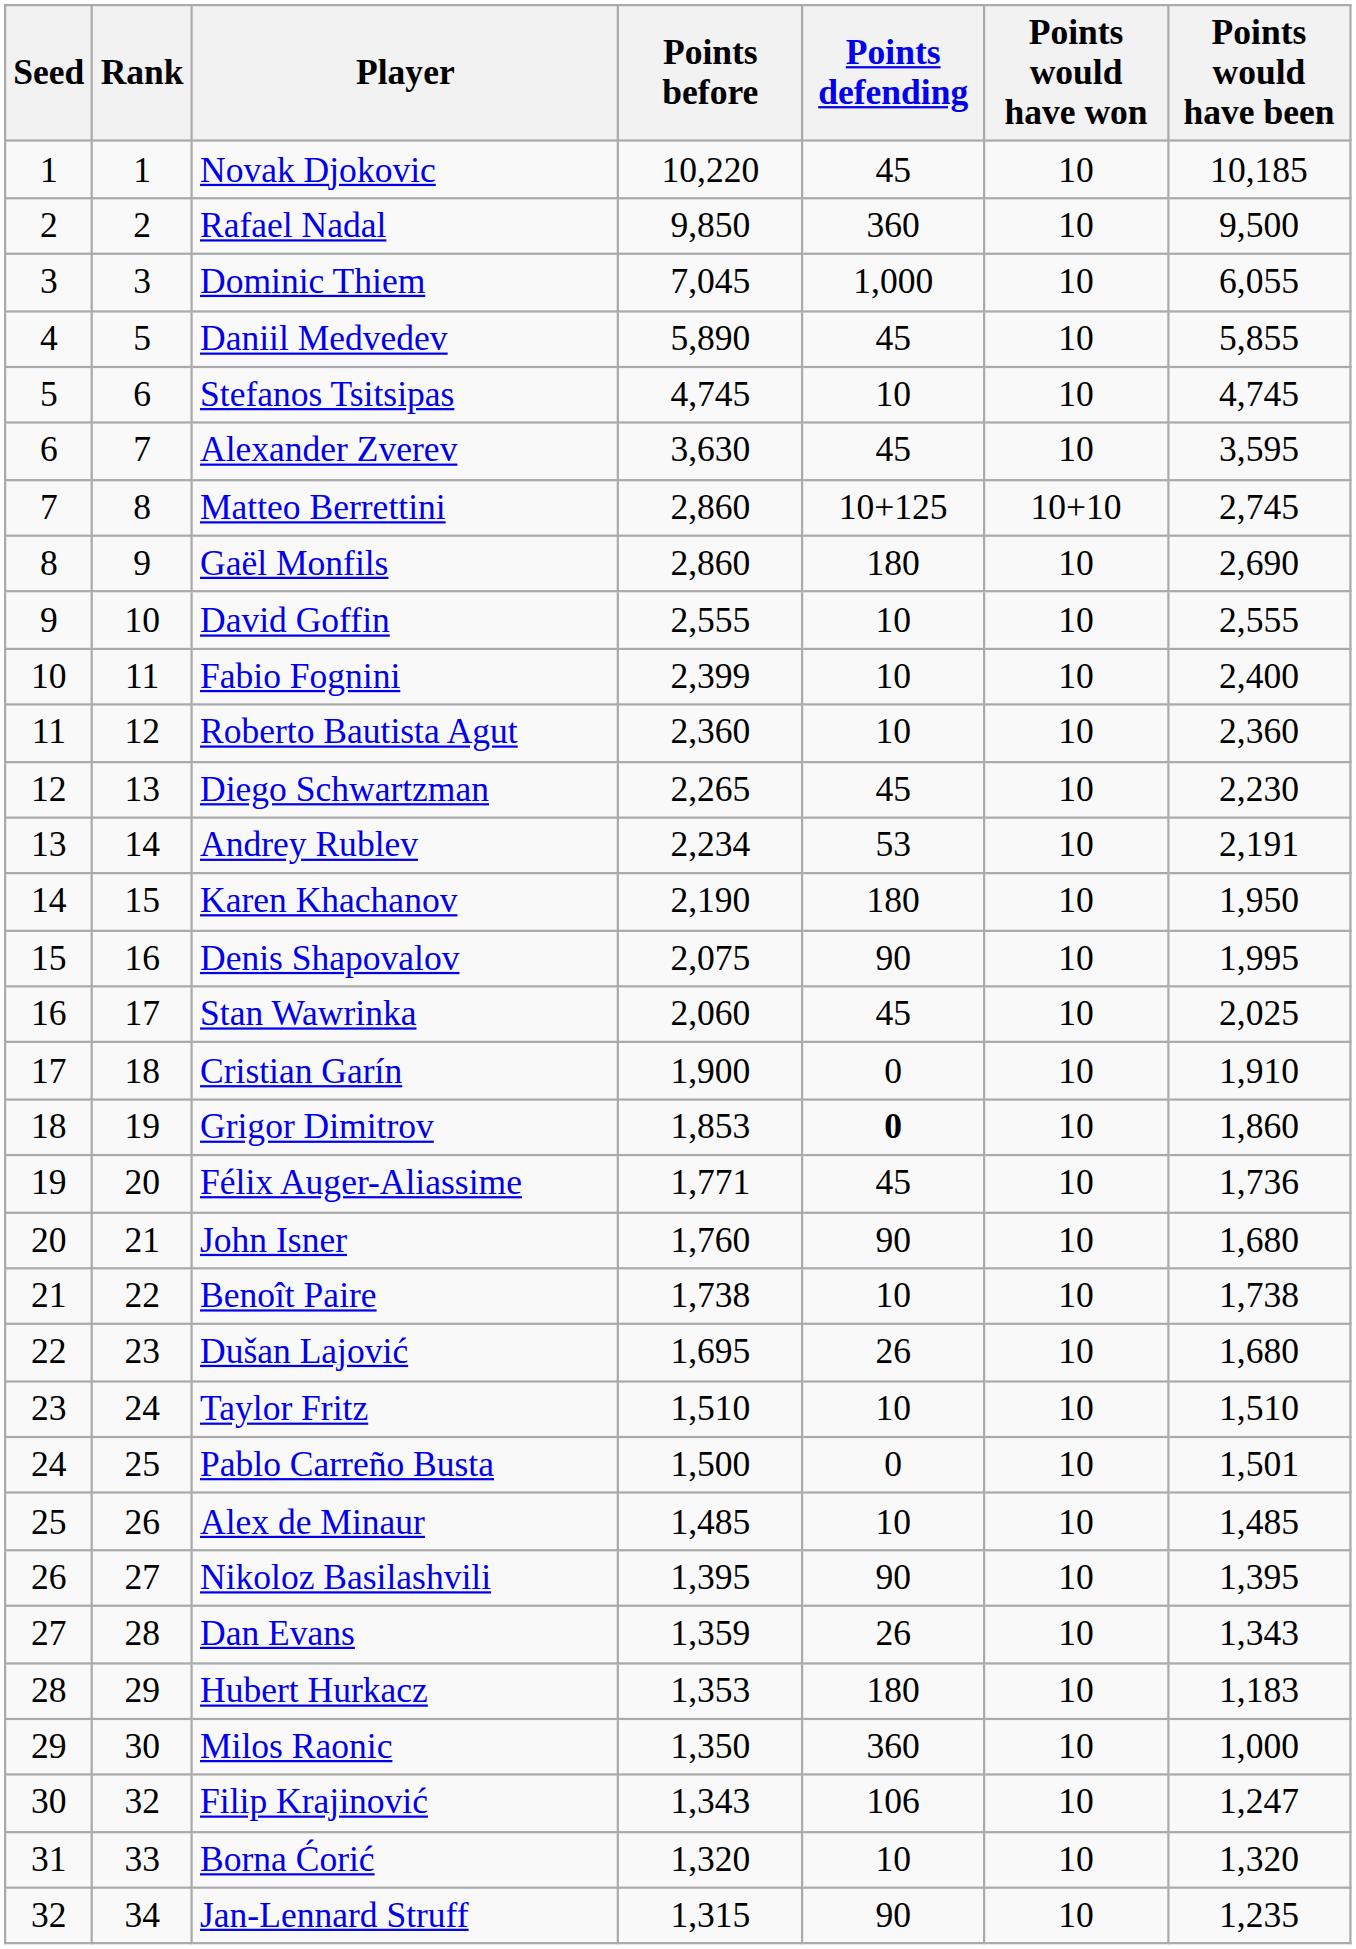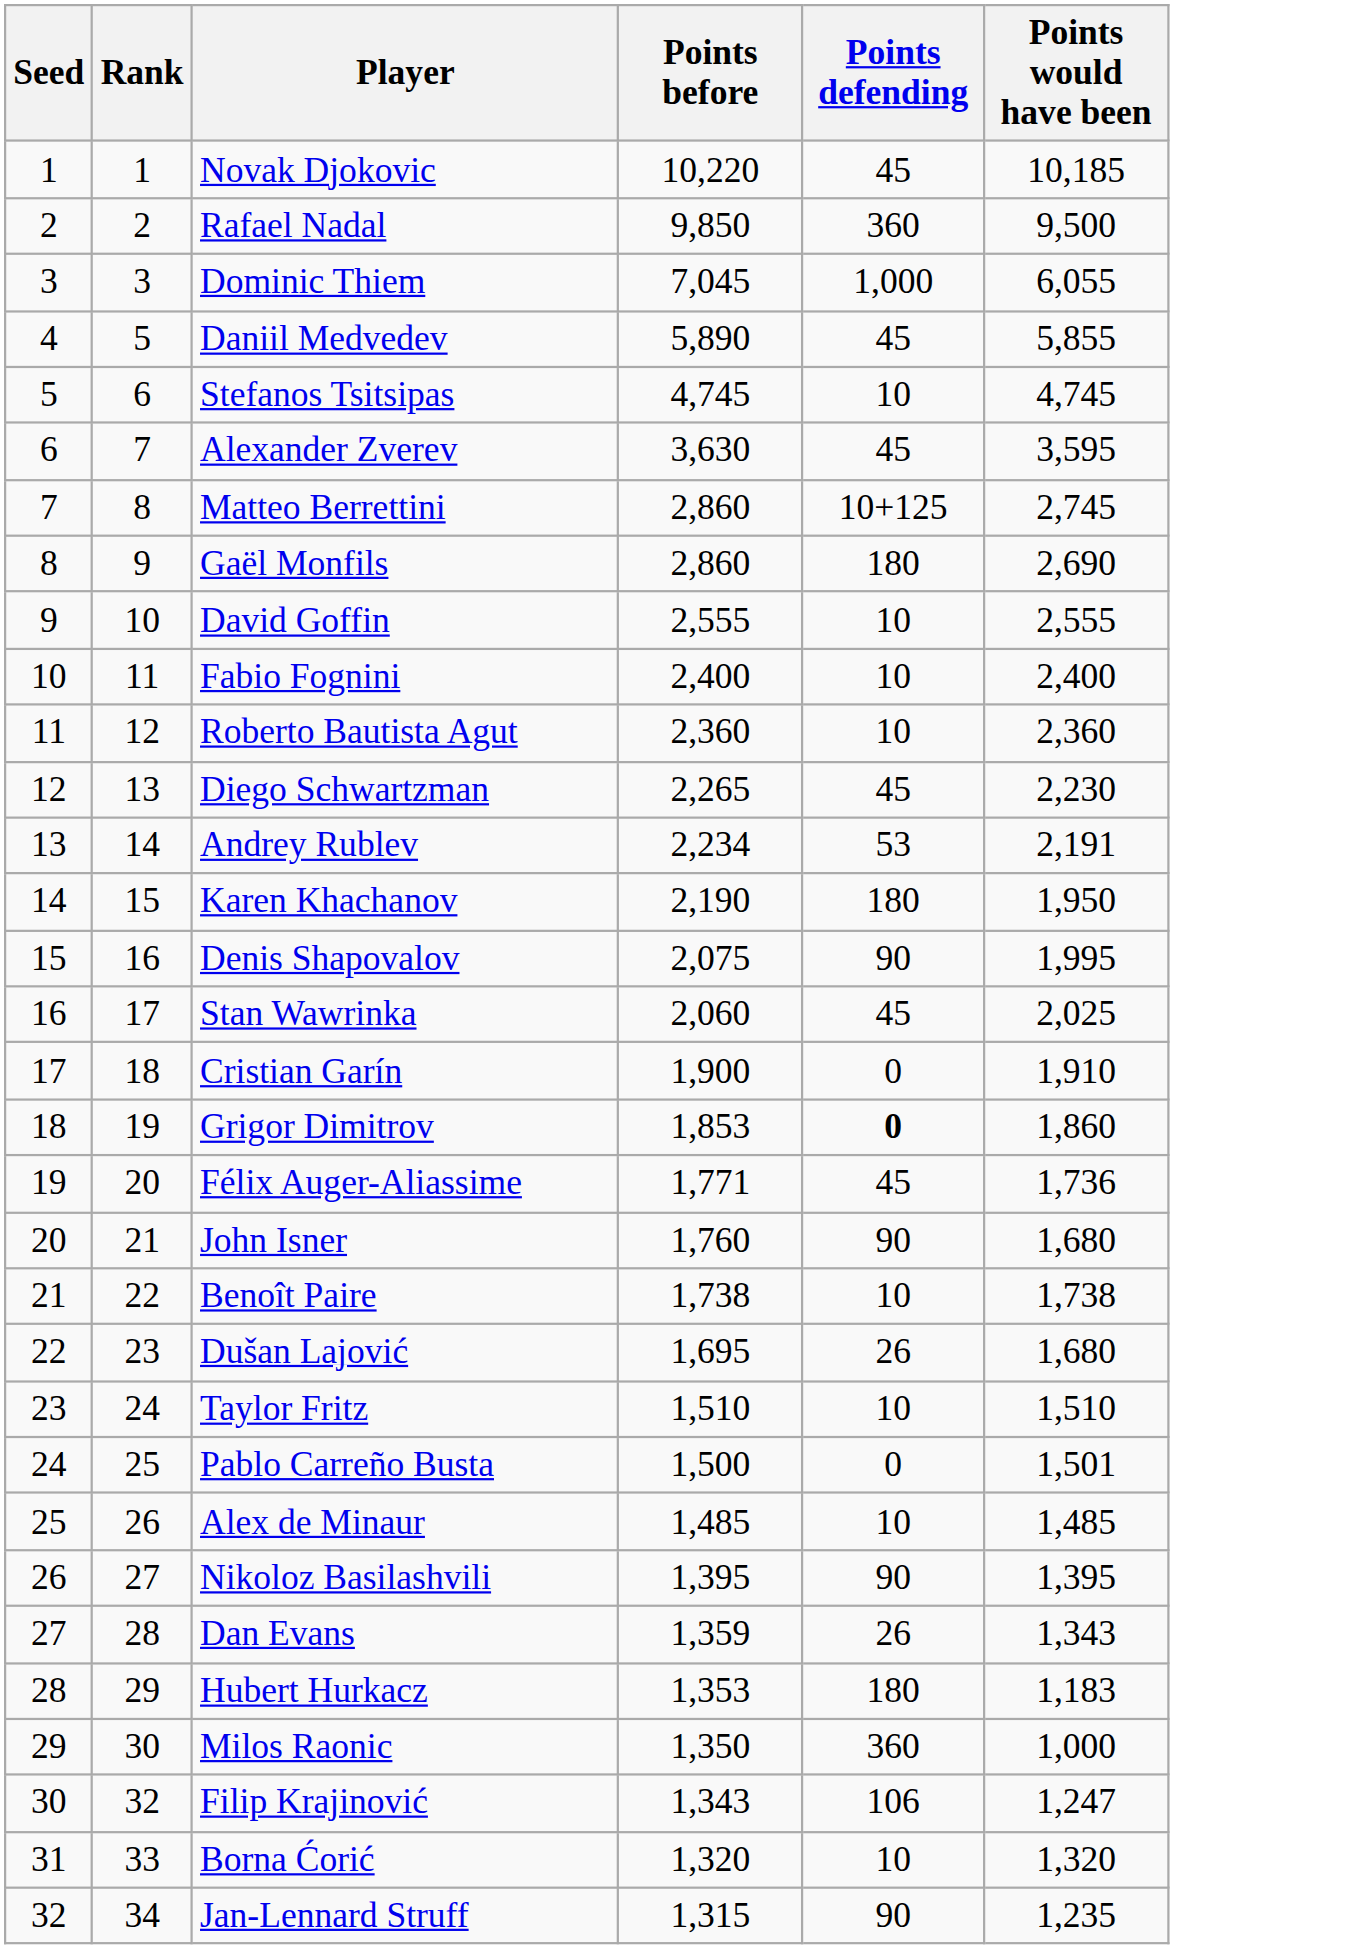- column: (1076, 72)
(710, 675) 2,399 -> (710, 675) 2,400
